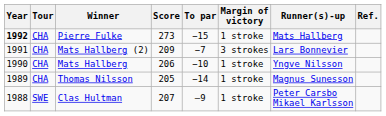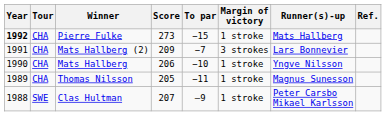(200, 79) −14 -> (200, 79) −11
